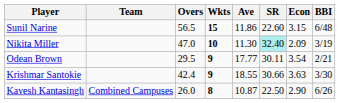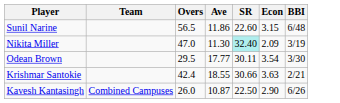- column: (219, 12)
(324, 59) 2/21 -> (296, 59) 3/30
(324, 75) 3/30 -> (296, 75) 2/21
